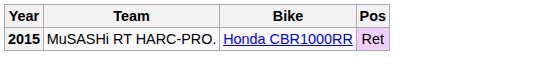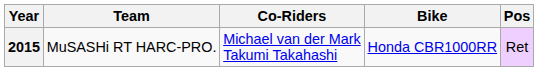+ column: (292, 16)
